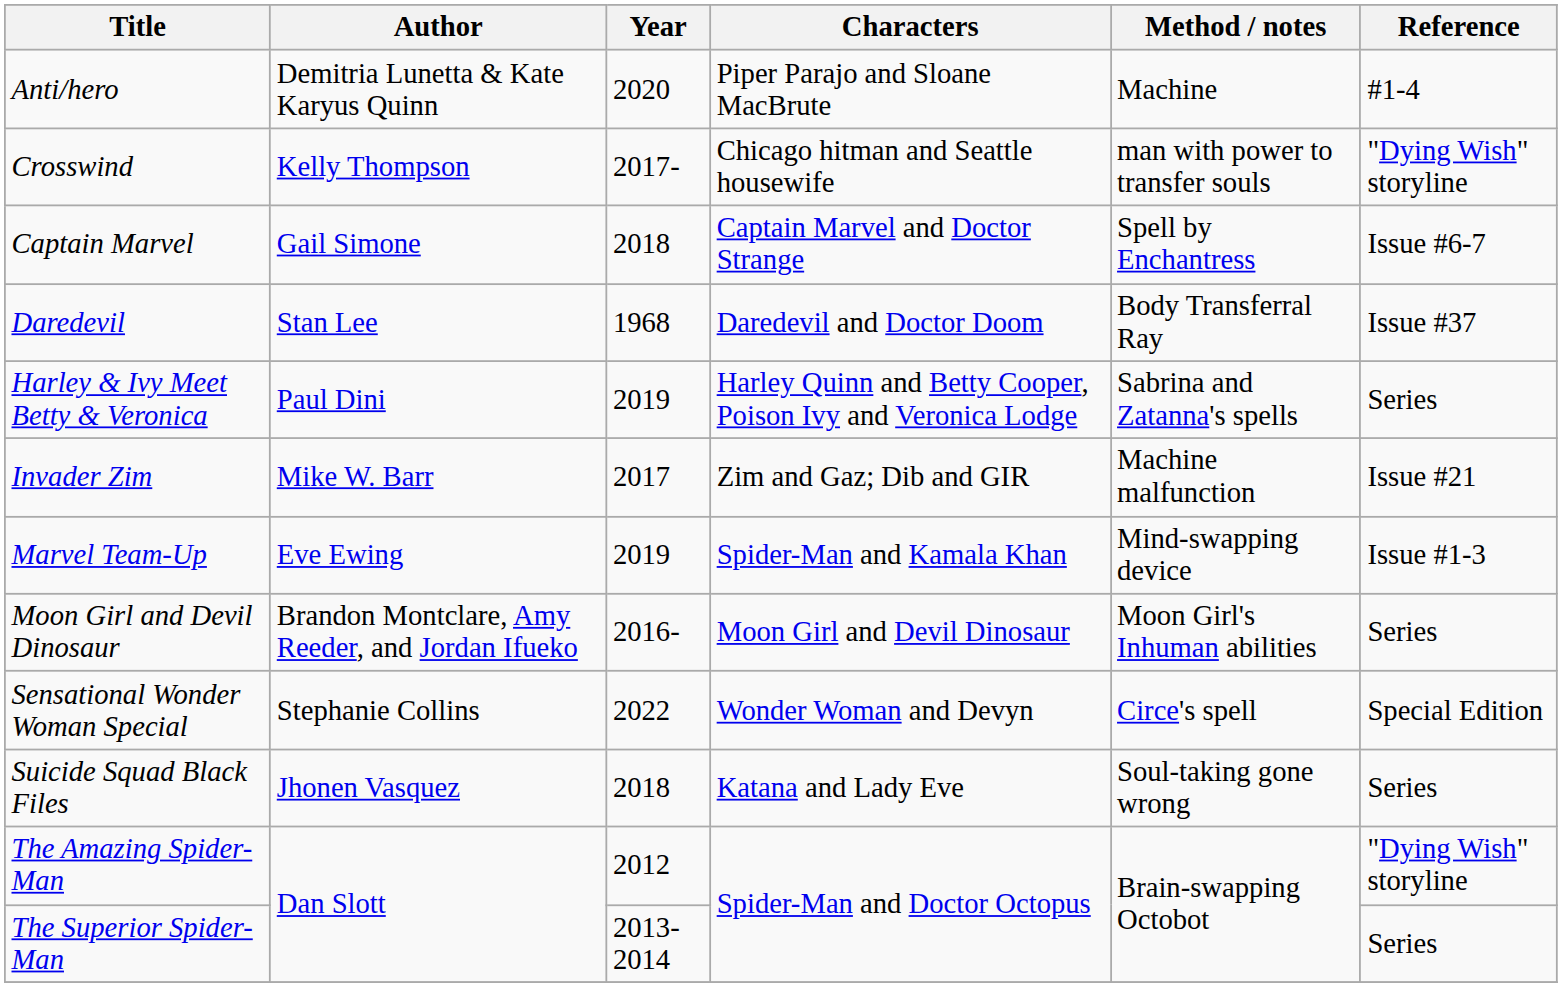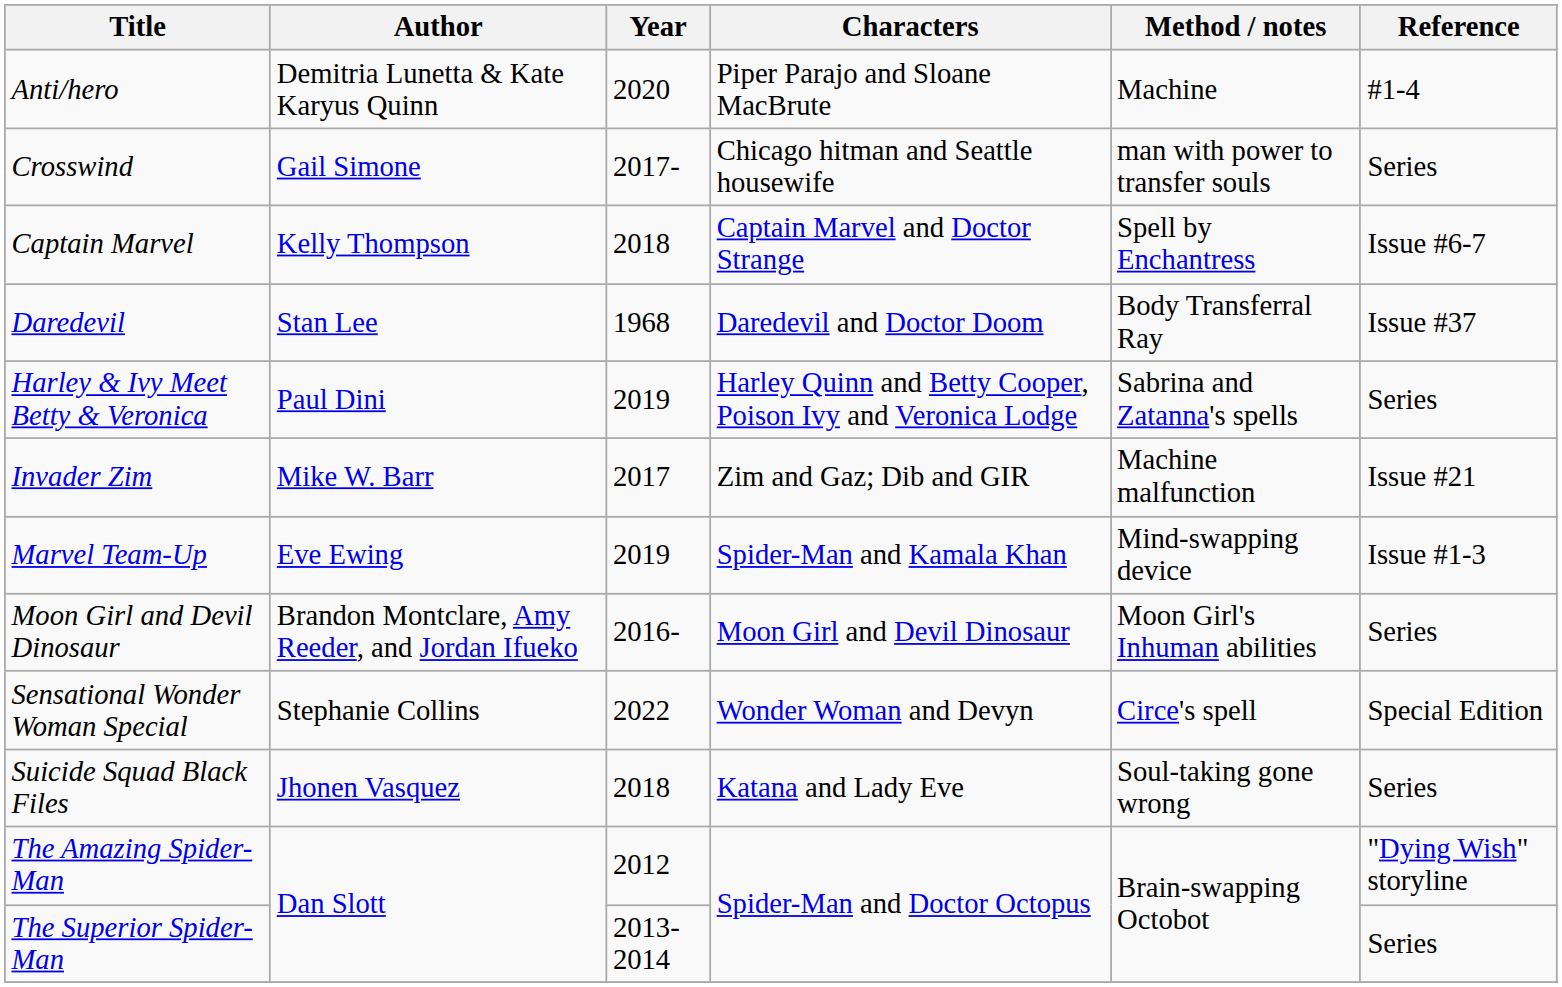(373, 166) Kelly Thompson -> (349, 166) Gail Simone
(1448, 166) "Dying Wish" storyline -> (1402, 166) Series
(349, 244) Gail Simone -> (373, 244) Kelly Thompson
